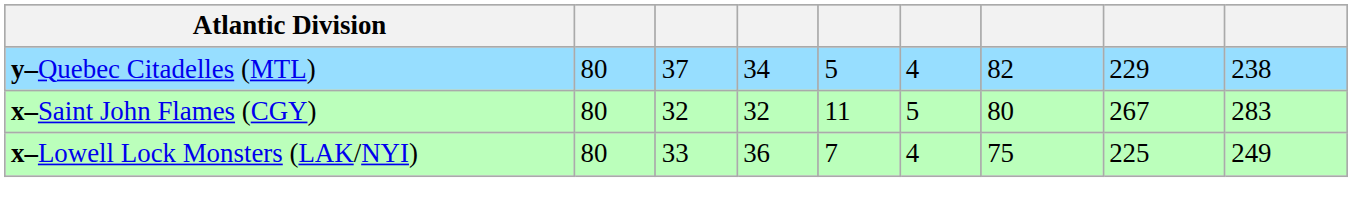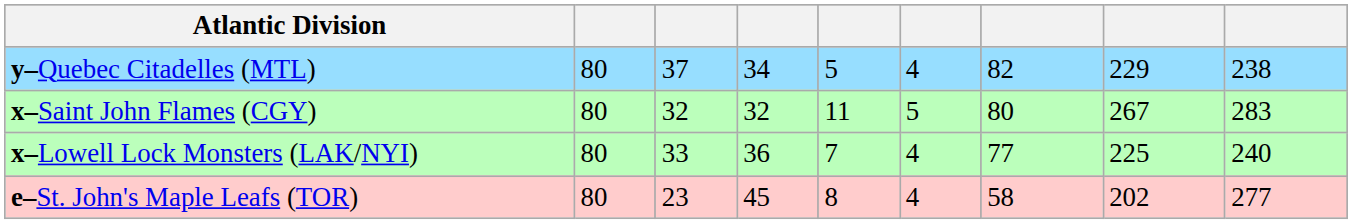(1001, 153) 75 -> (1001, 153) 77
(1251, 153) 249 -> (1251, 153) 240
+ row: (185, 196)
